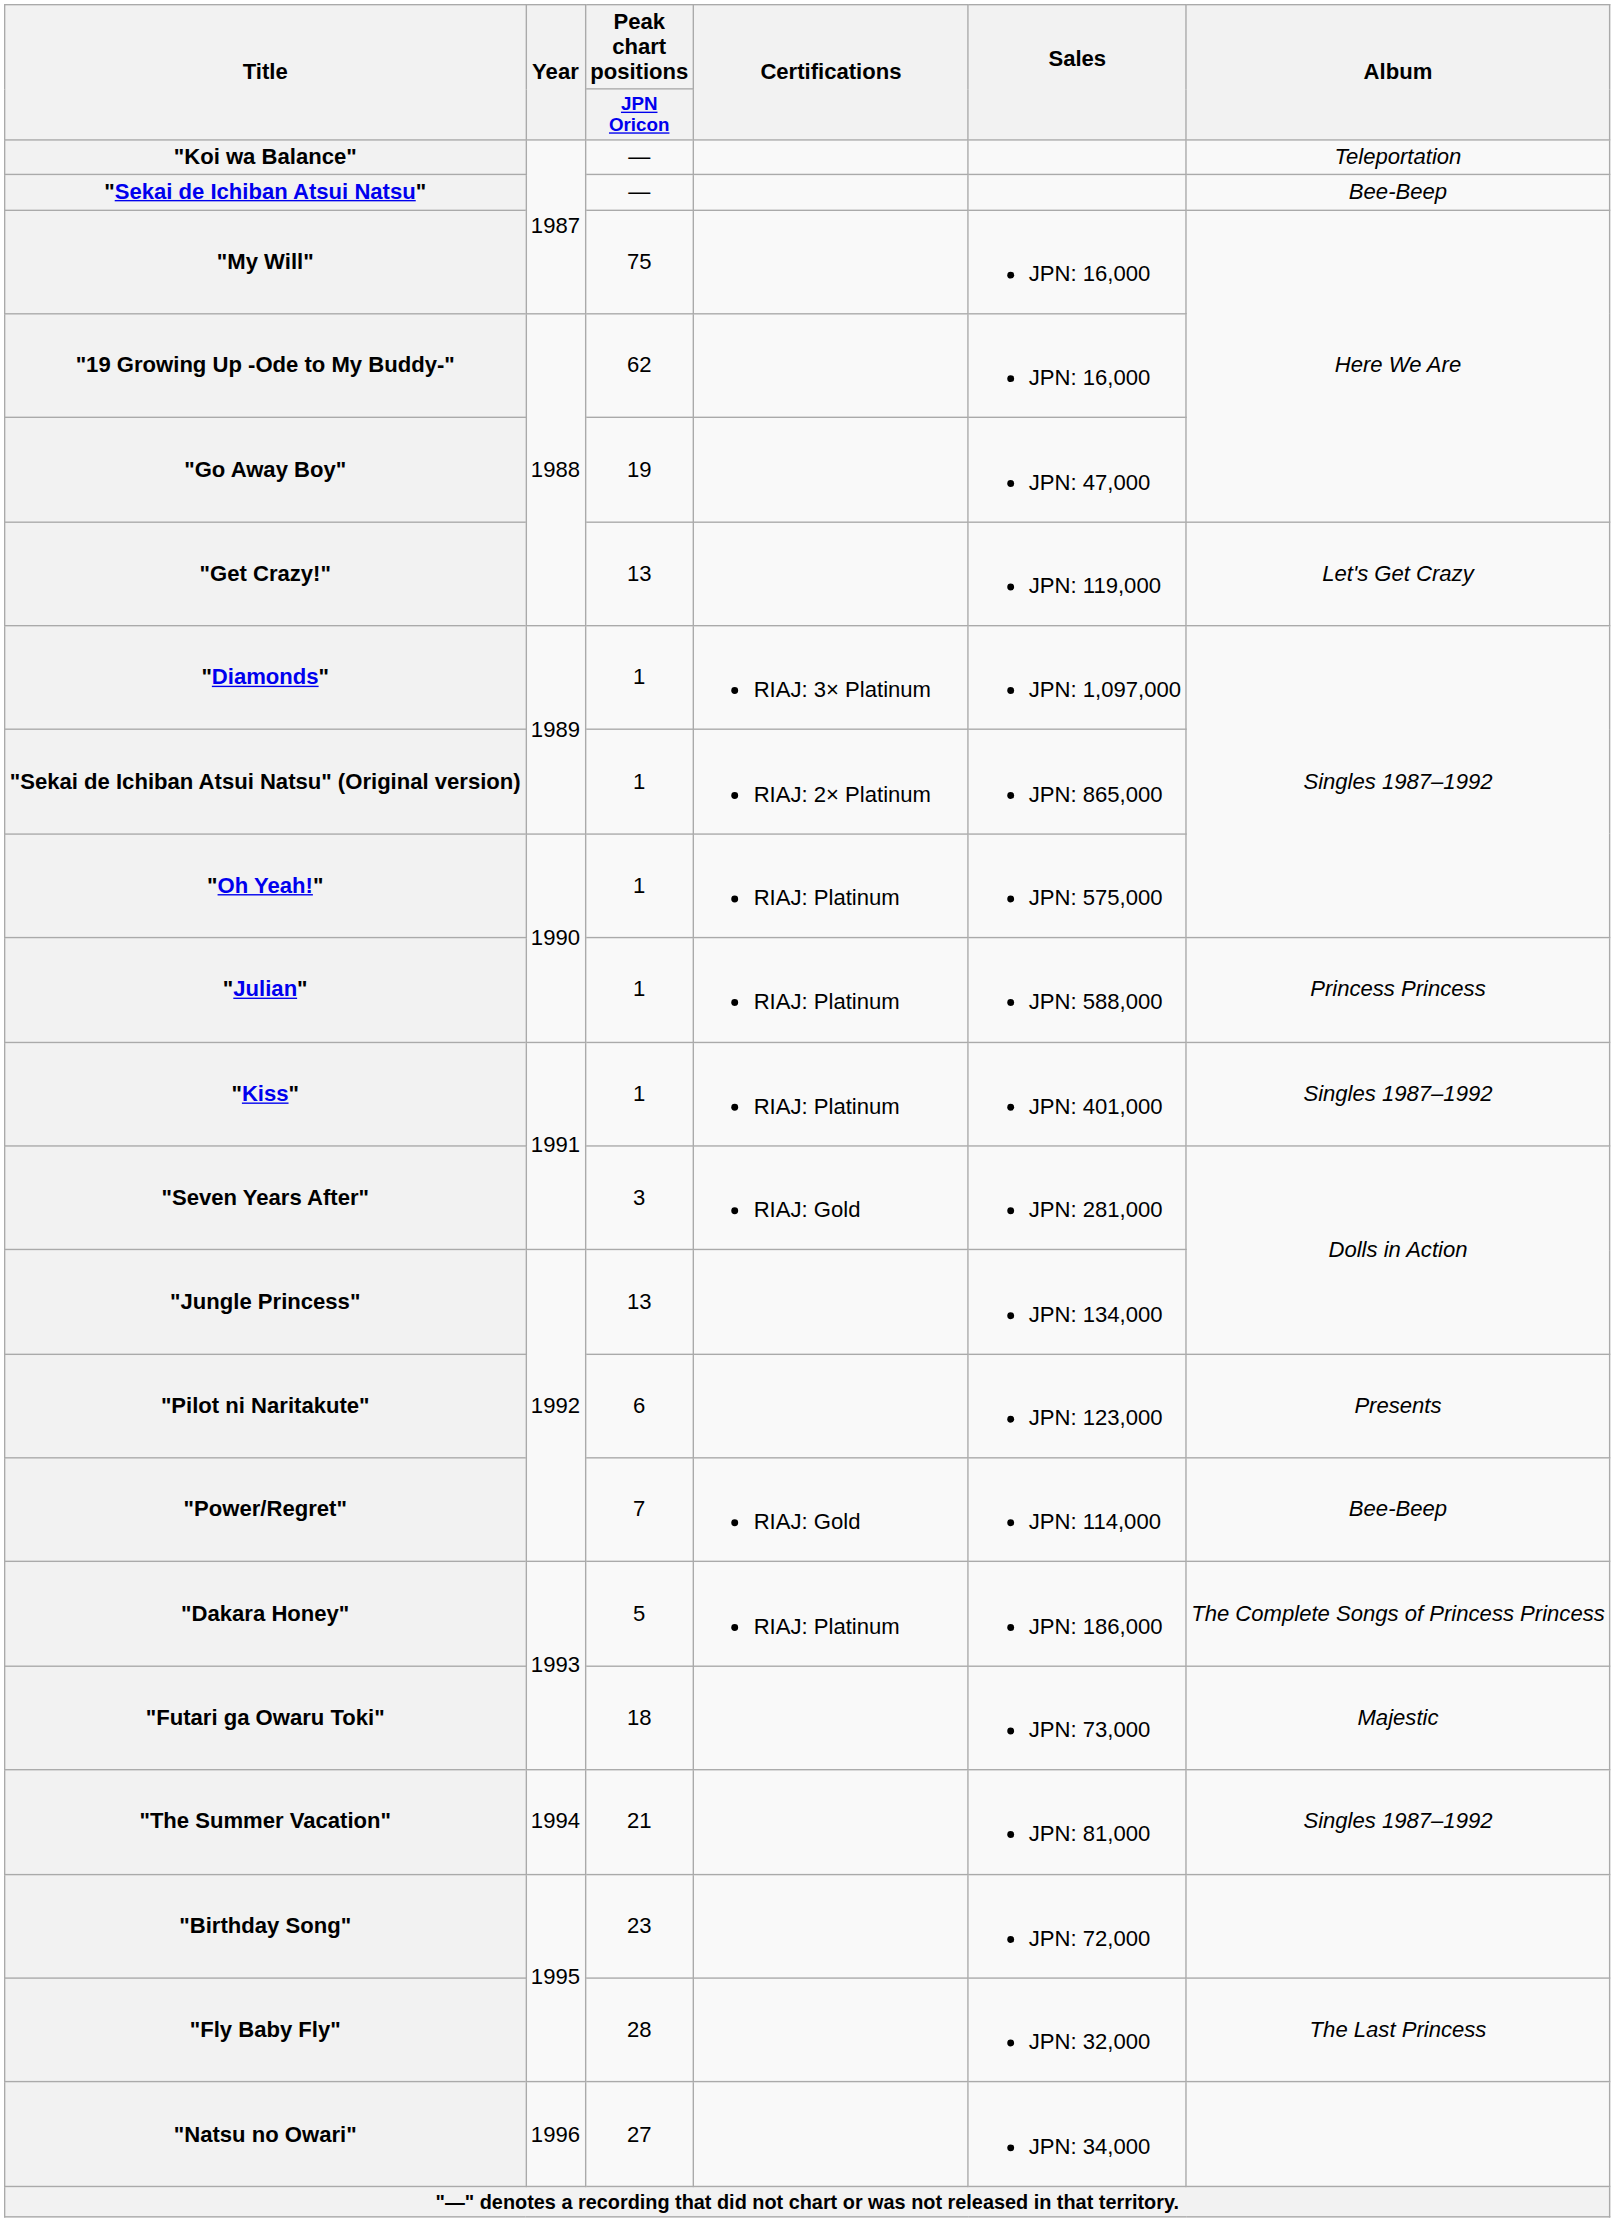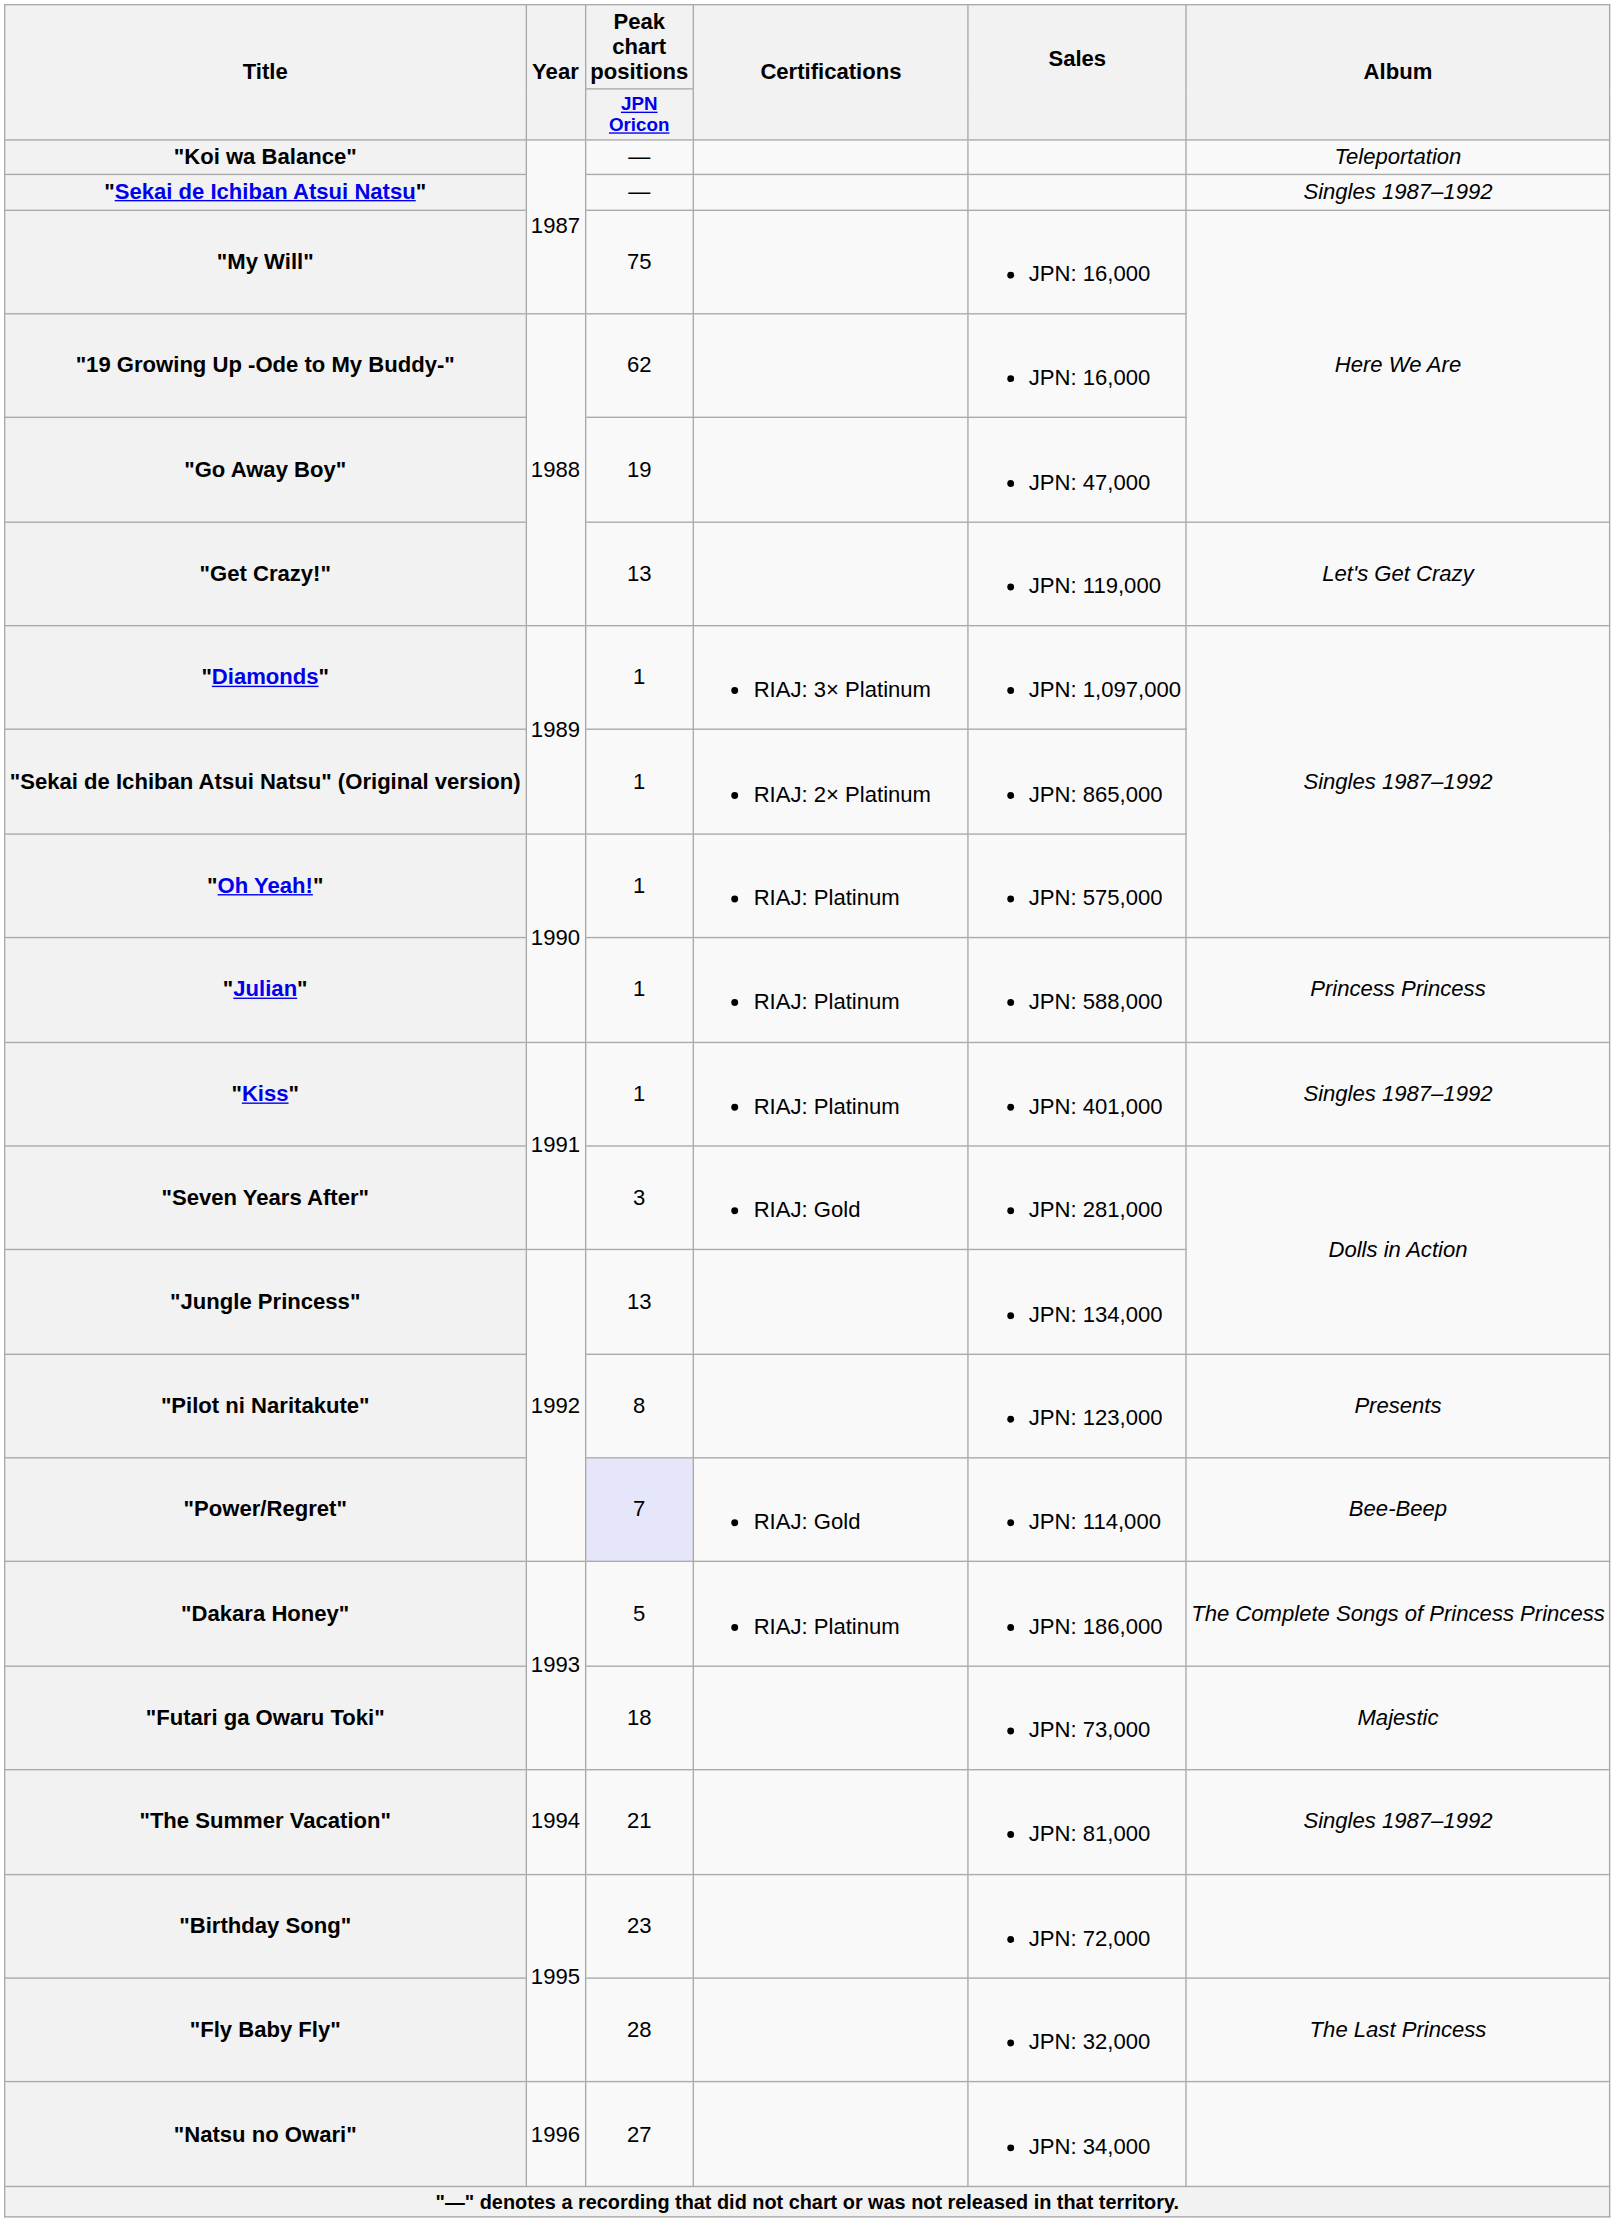(1398, 192) Bee-Beep -> (1398, 192) Singles 1987–1992
(639, 1405) 6 -> (639, 1405) 8
(639, 1509) no background -> (639, 1509) lavender background
